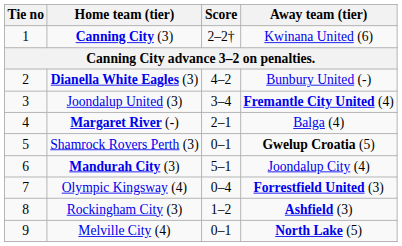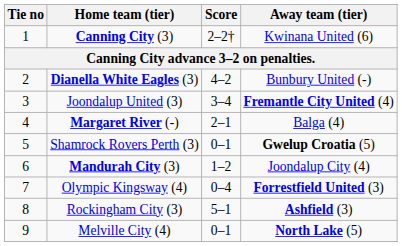(221, 166) 5–1 -> (221, 166) 1–2
(221, 209) 1–2 -> (221, 209) 5–1
